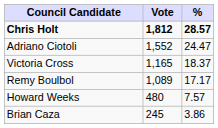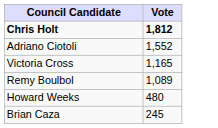- column: (198, 13)
